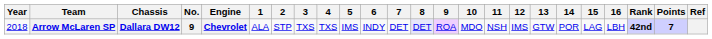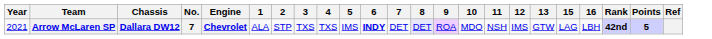- column: (569, 11)
(17, 26) 2018 -> (17, 26) 2021
(192, 26) 9 -> (192, 26) 7
(374, 26) normal -> (374, 26) bold
(671, 26) 7 -> (646, 26) 5
